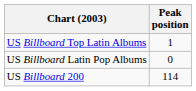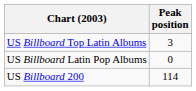(170, 42) 1 -> (170, 42) 3
